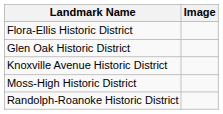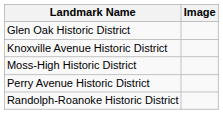- row: (70, 30)
+ row: (78, 83)
